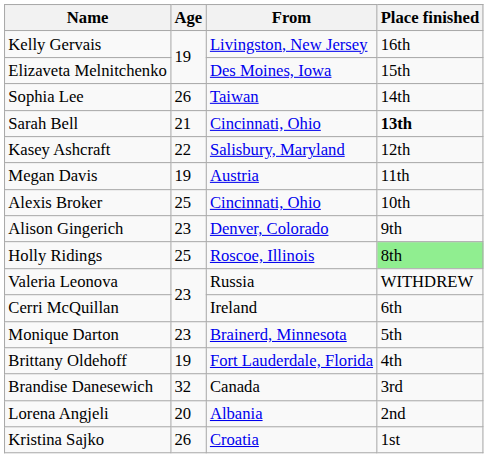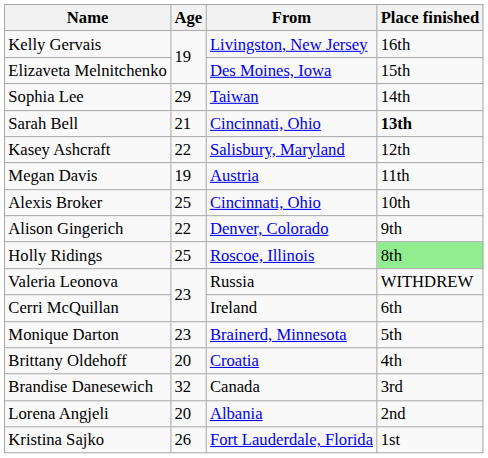(183, 96) 26 -> (183, 96) 29
(183, 228) 23 -> (183, 228) 22
(183, 360) 19 -> (183, 360) 20
(291, 360) Fort Lauderdale, Florida -> (234, 360) Croatia
(234, 439) Croatia -> (291, 439) Fort Lauderdale, Florida
